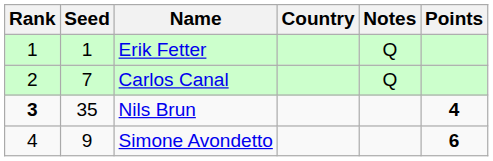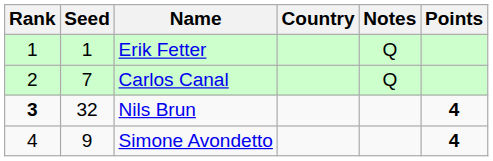(87, 110) 35 -> (87, 110) 32
(454, 140) 6 -> (454, 140) 4
